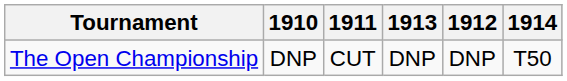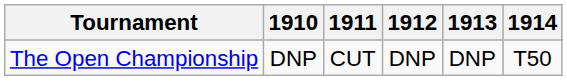columns swapped: (472, 23) <-> (412, 23)
